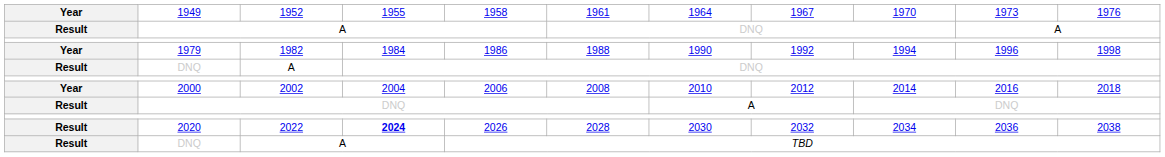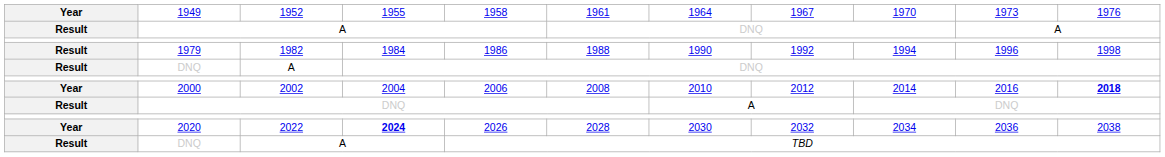(71, 51) Year -> (71, 51) Result
(1109, 89) normal -> (1109, 89) bold
(71, 127) Result -> (71, 127) Year
